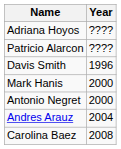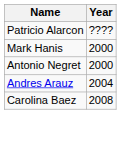- row: (43, 30)
- row: (36, 65)
